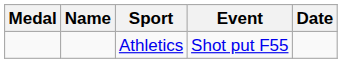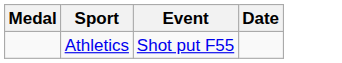- column: (88, 18)
